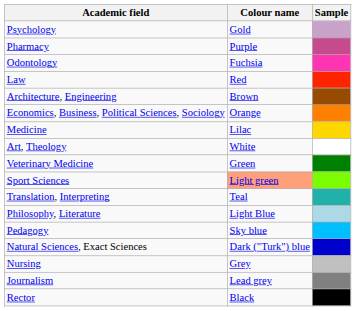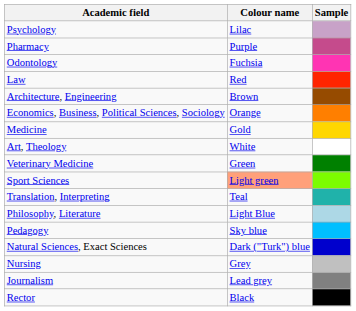(240, 29) Gold -> (240, 29) Lilac
(240, 130) Lilac -> (240, 130) Gold
